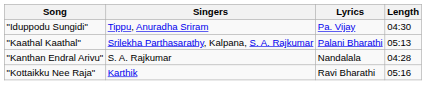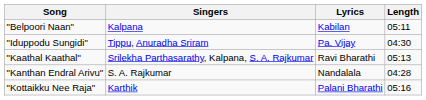+ row: (40, 27)
(350, 42) Palani Bharathi -> (346, 58) Ravi Bharathi
(346, 73) Ravi Bharathi -> (350, 88) Palani Bharathi
